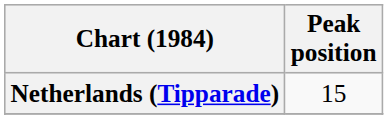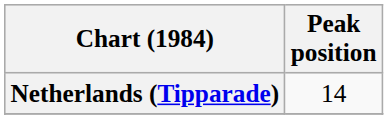(334, 93) 15 -> (334, 93) 14
